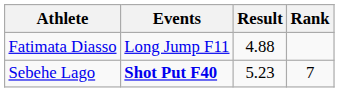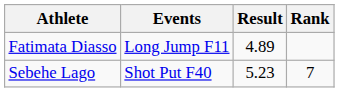(260, 46) 4.88 -> (260, 46) 4.89
(171, 73) bold -> (168, 73) normal
